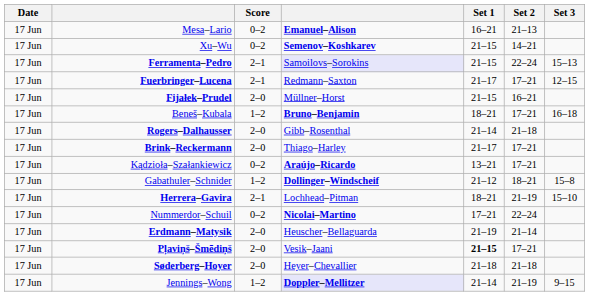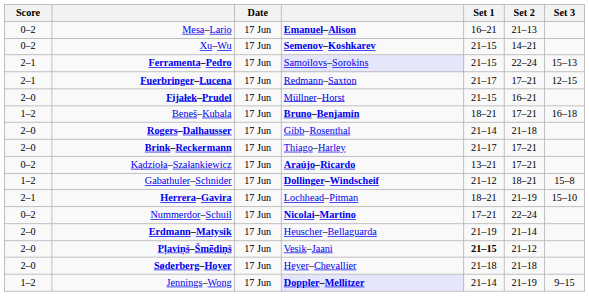columns swapped: (28, 13) <-> (258, 13)
(524, 249) 17–21 -> (524, 249) 21–12
